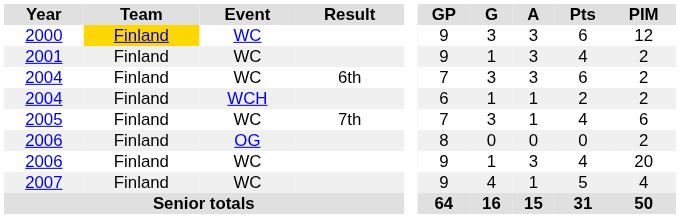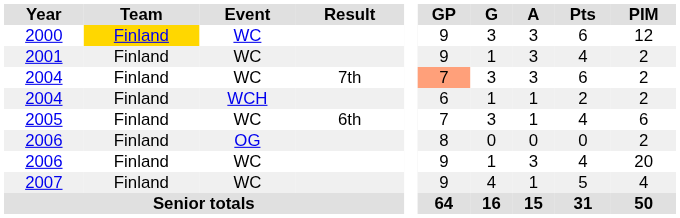(350, 77) 6th -> (350, 77) 7th
(444, 77) no background -> (444, 77) lightsalmon background
(350, 119) 7th -> (350, 119) 6th
